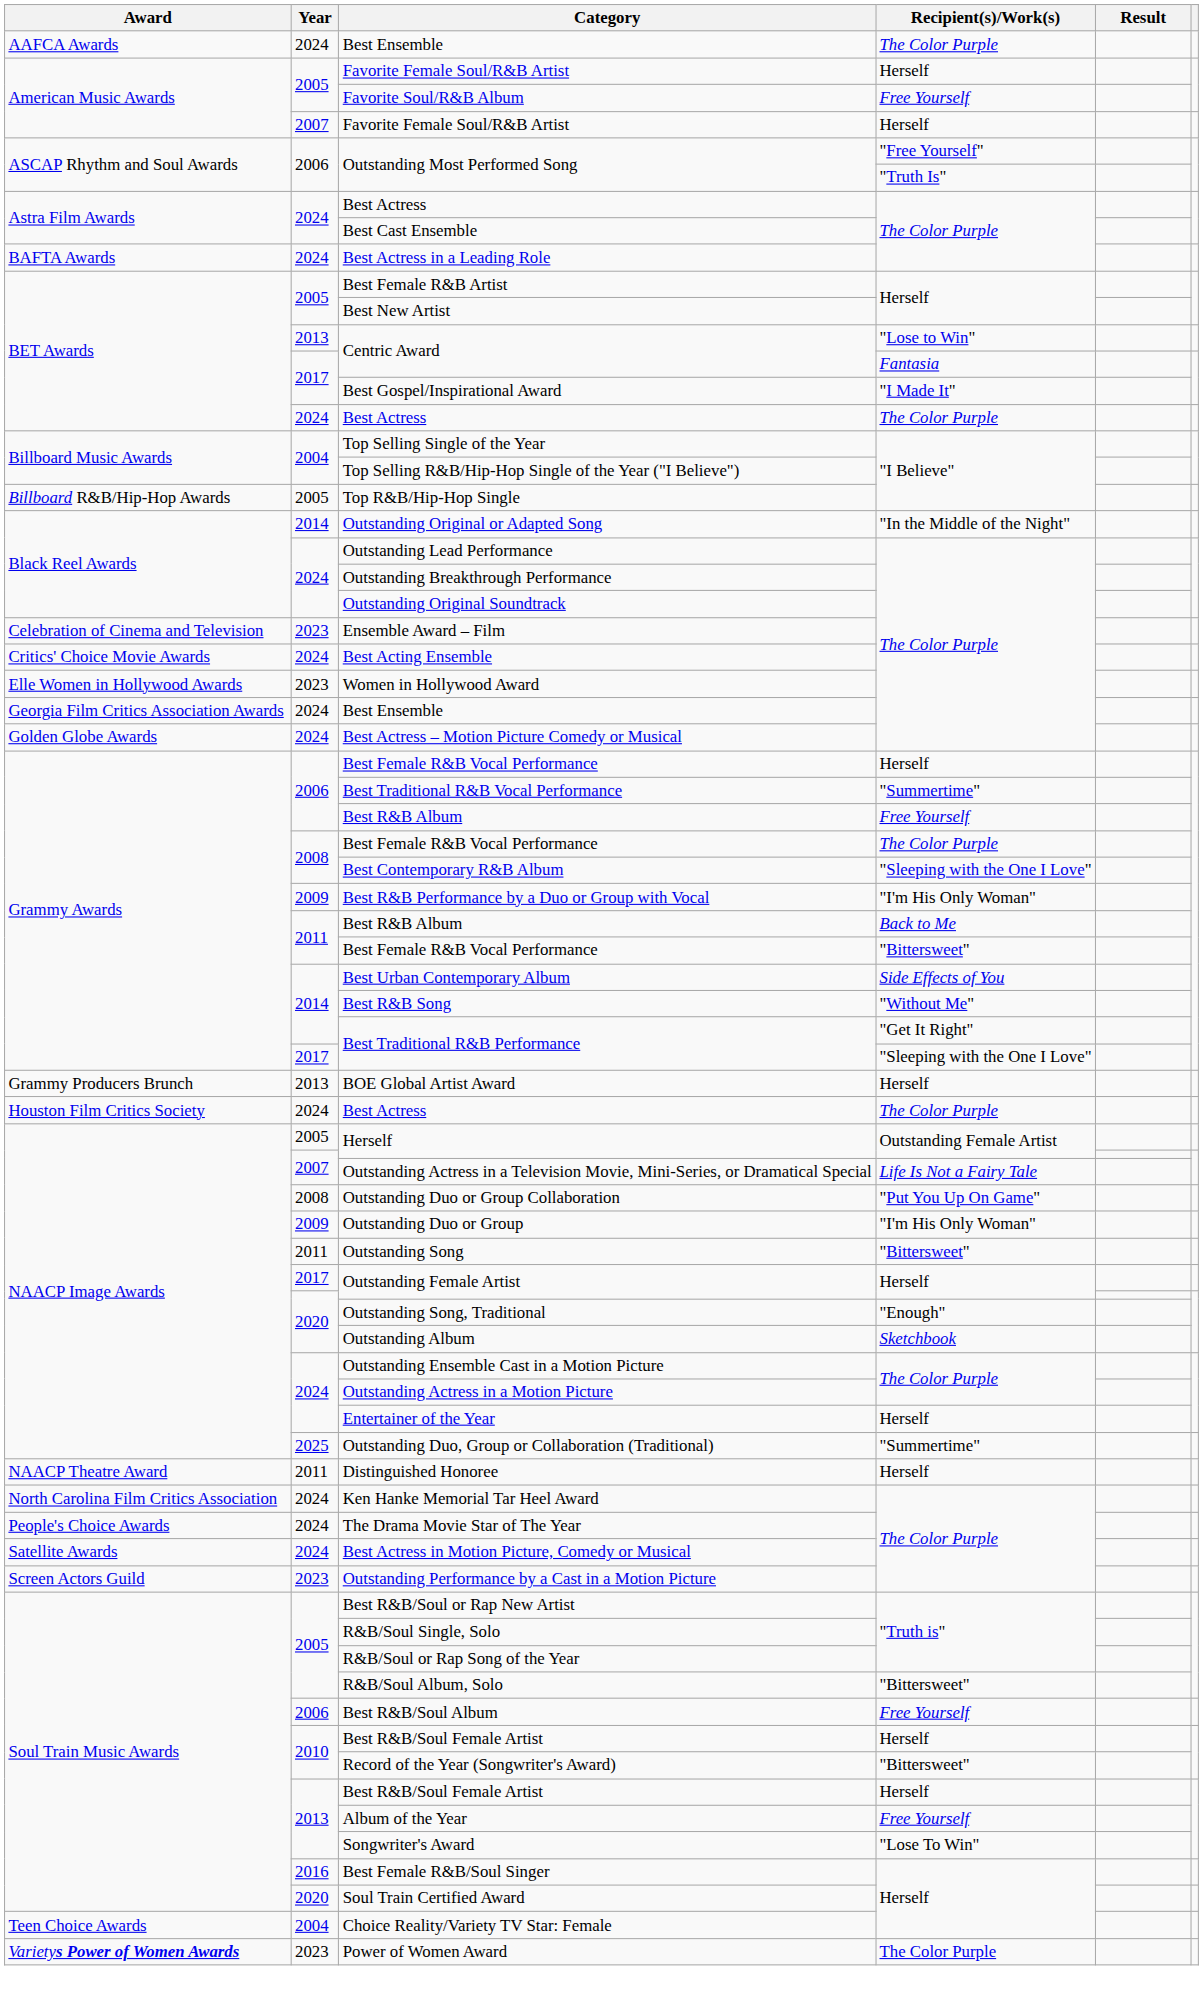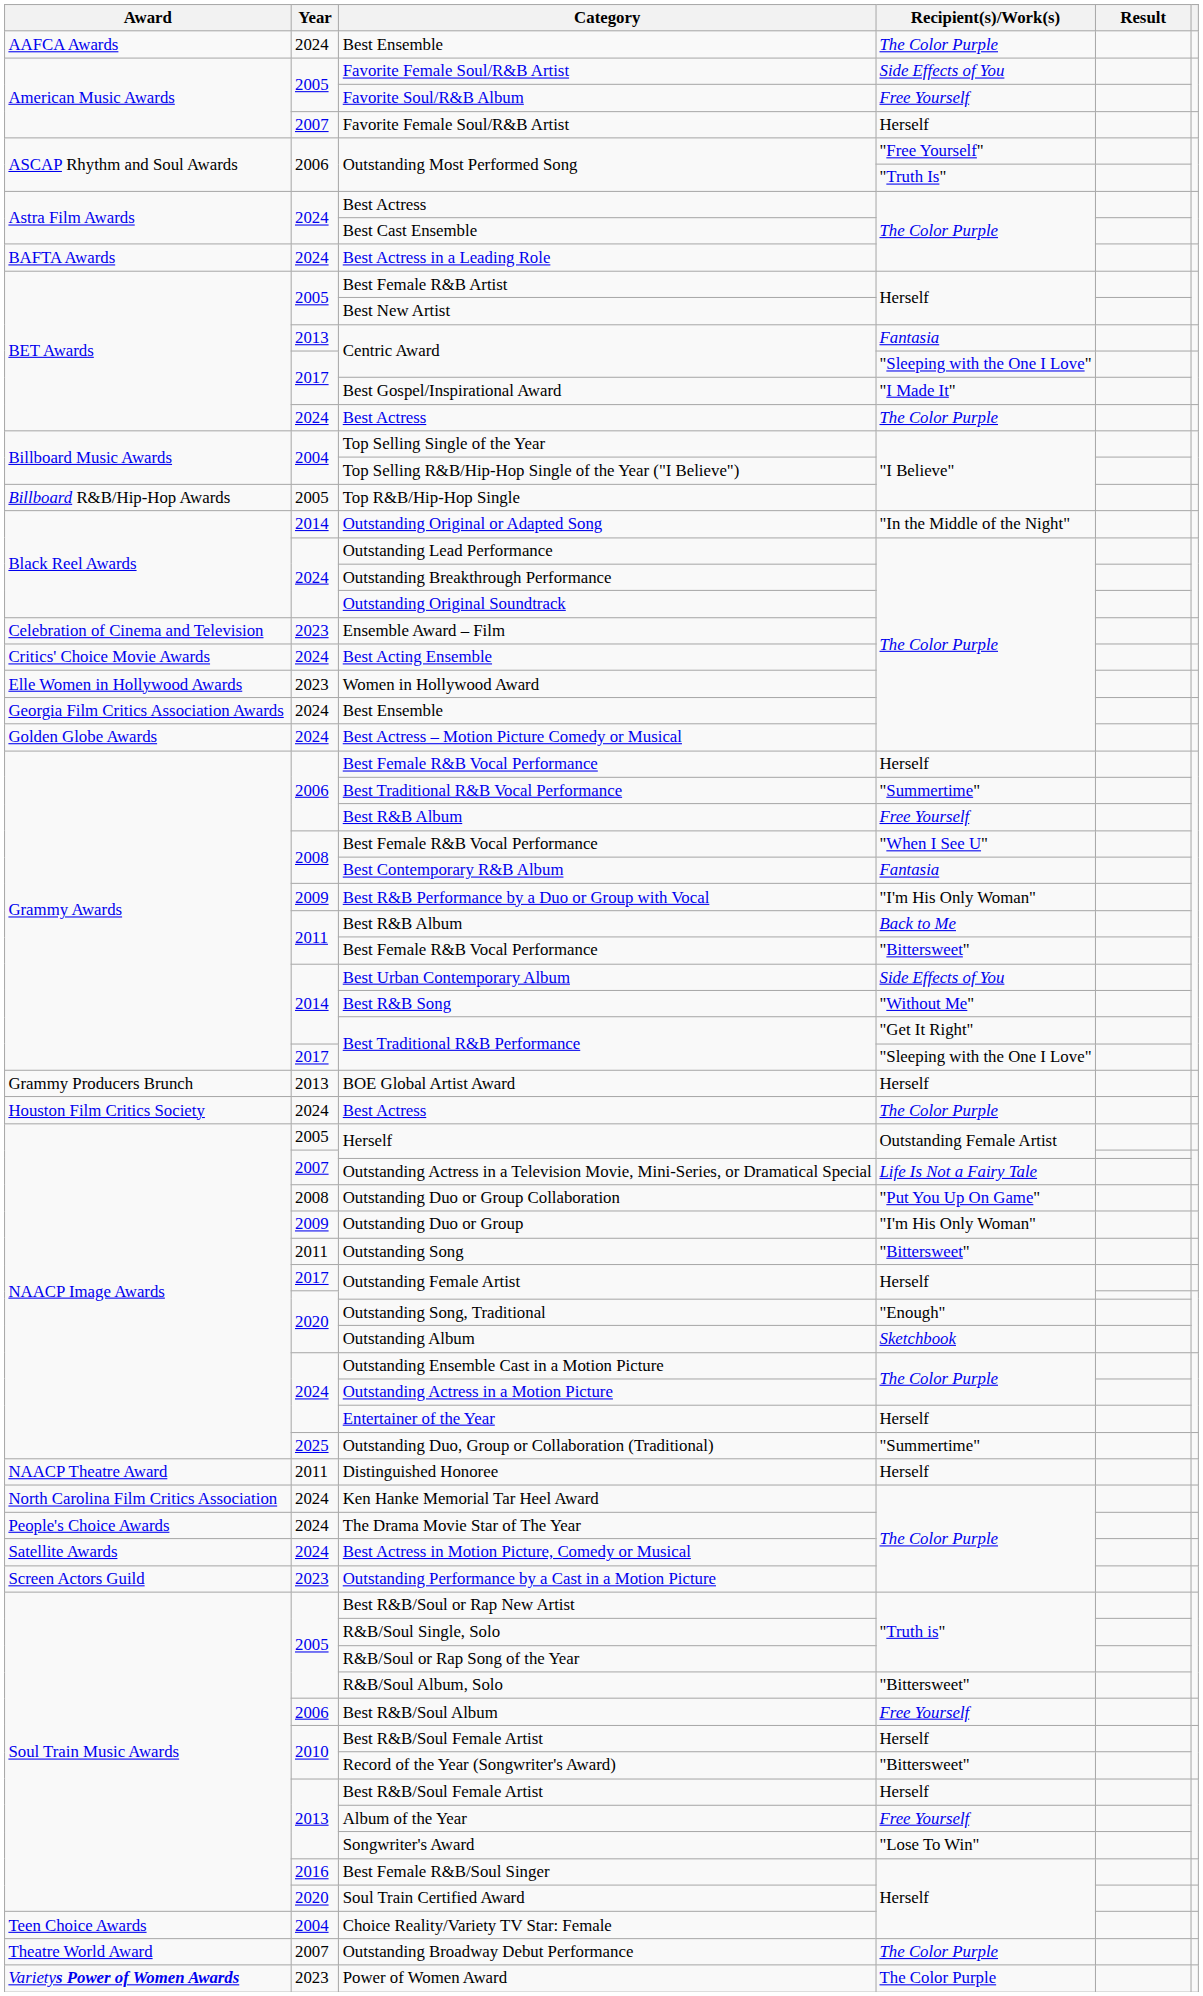(904, 71) Herself -> (942, 71) Side Effects of You
(927, 337) "Lose to Win" -> (909, 337) Fantasia
(909, 364) Fantasia -> (985, 364) "Sleeping with the One I Love"
(939, 843) The Color Purple -> (934, 843) "When I See U"
(985, 870) "Sleeping with the One I Love" -> (909, 870) Fantasia
+ row: (312, 1951)
